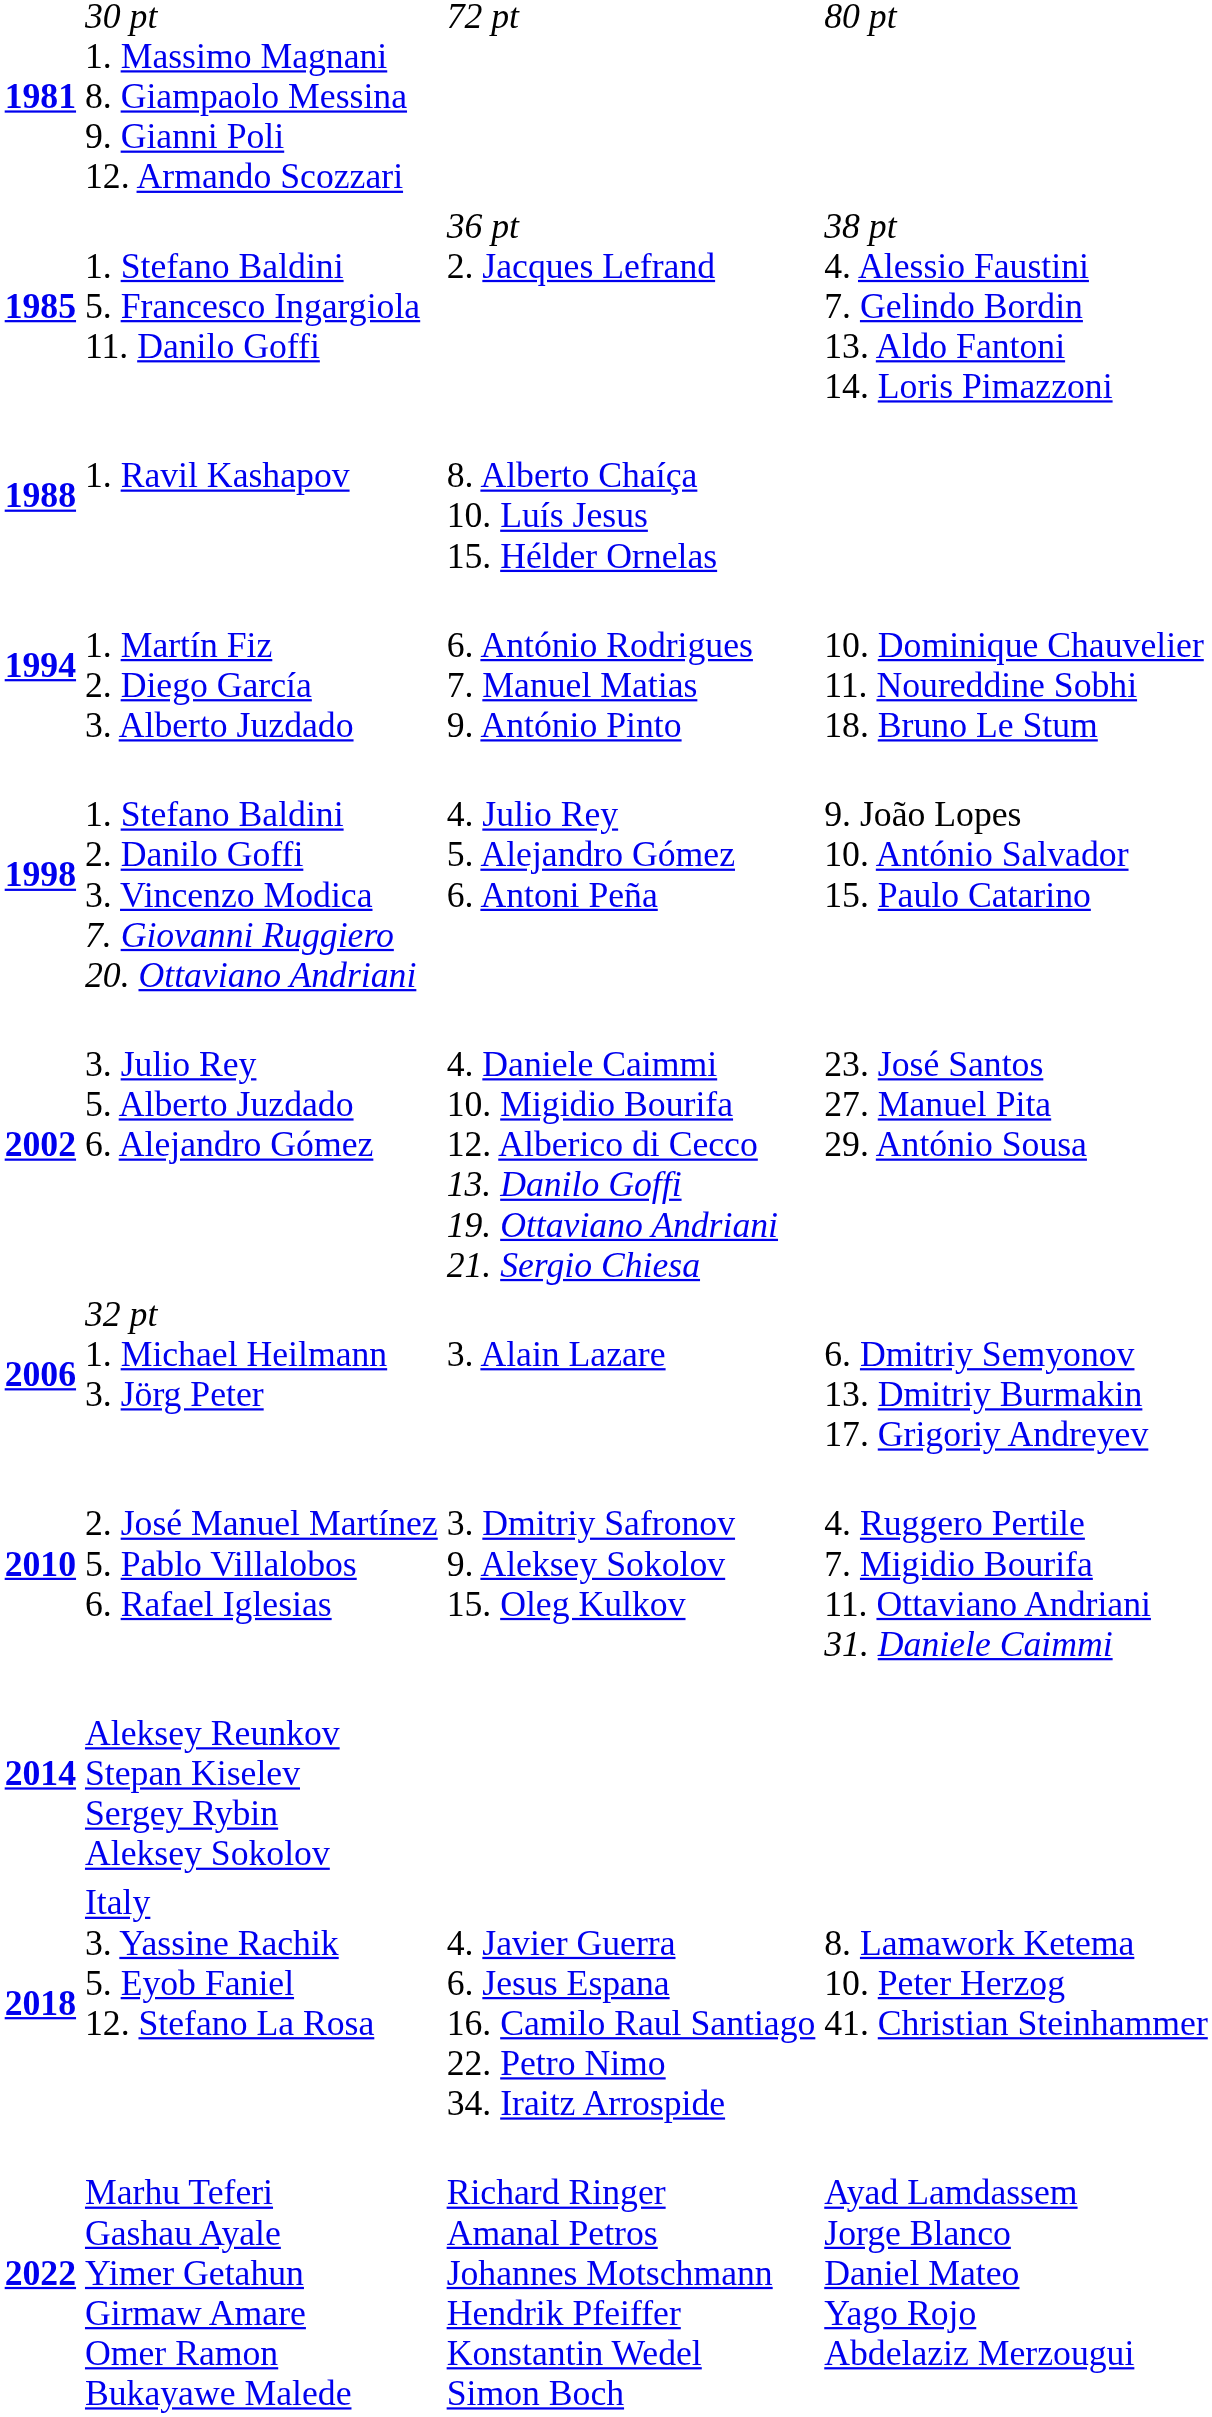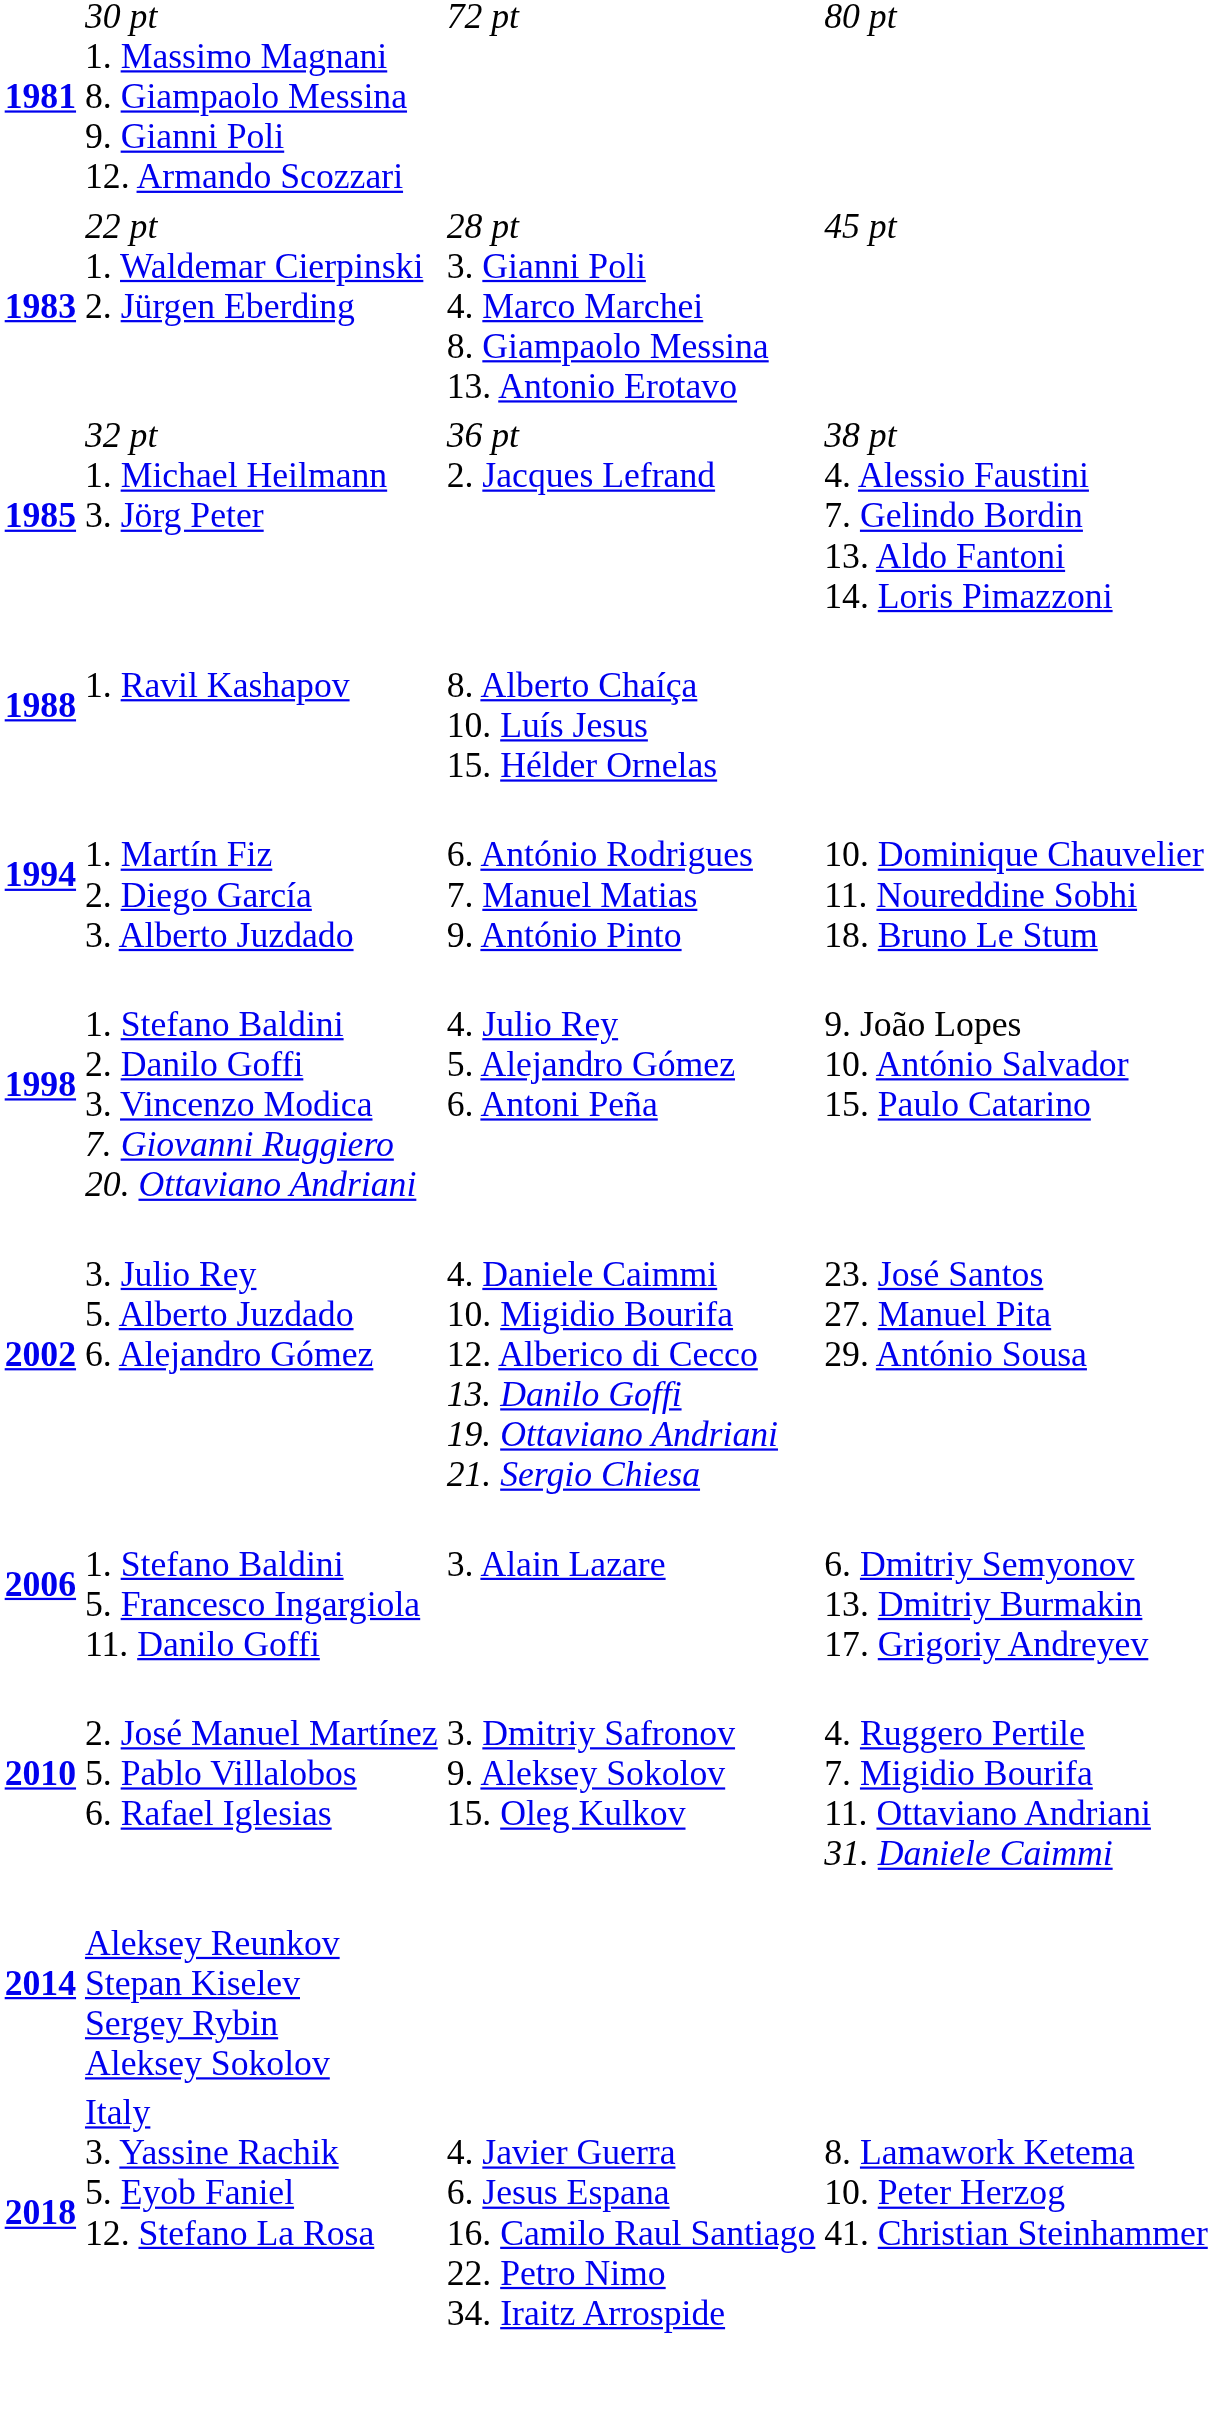+ row: (40, 306)
(253, 306) 1. Stefano Baldini 5. Francesco Ingargiola 11. Danilo Goffi -> (236, 475) 32 pt 1. Michael Heilmann 3. Jörg Peter
(236, 1354) 32 pt 1. Michael Heilmann 3. Jörg Peter -> (253, 1603) 1. Stefano Baldini 5. Francesco Ingargiola 11. Danilo Goffi
- row: (40, 2272)
